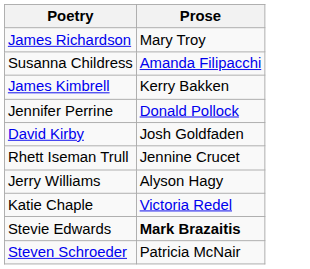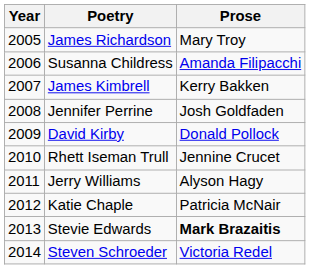+ column: (24, 16)
(189, 110) Donald Pollock -> (232, 110) Josh Goldfaden
(192, 134) Josh Goldfaden -> (229, 134) Donald Pollock
(186, 205) Victoria Redel -> (230, 205) Patricia McNair
(190, 252) Patricia McNair -> (226, 252) Victoria Redel
